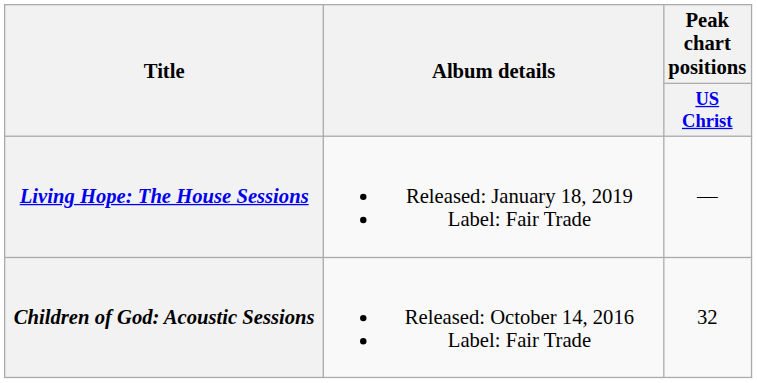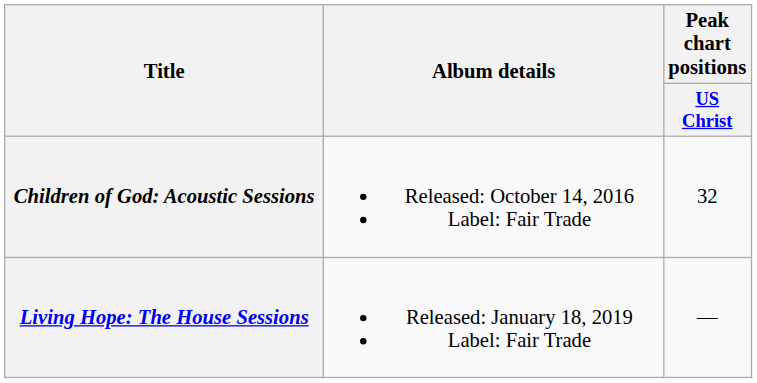rows swapped: (164, 316) <-> (164, 196)
